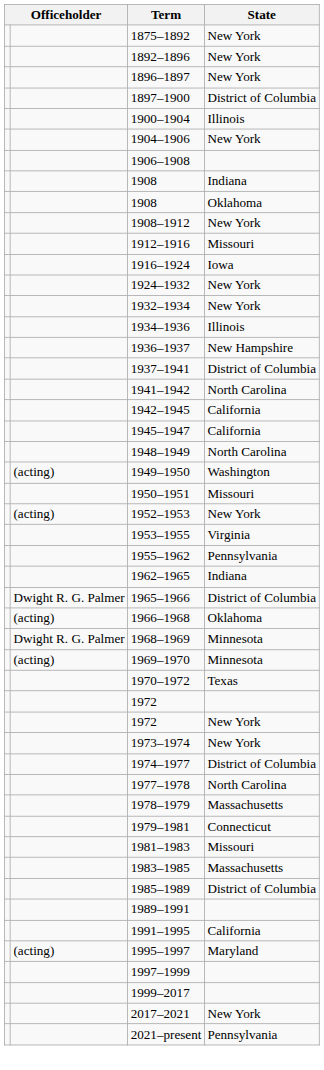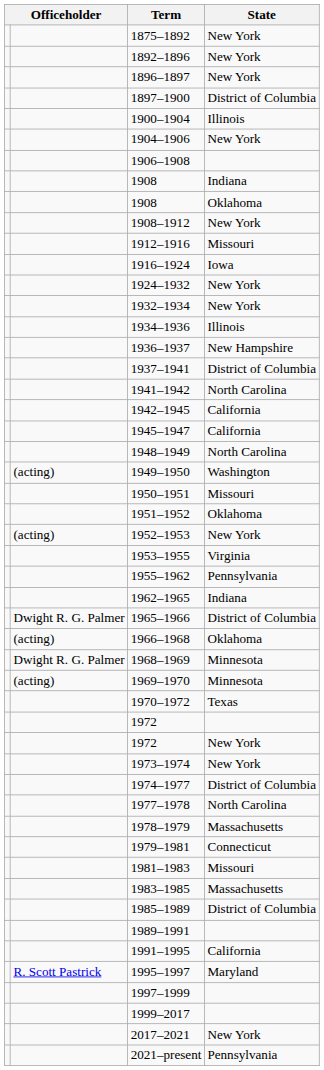+ row: (160, 514)
(34, 951) (acting) -> (57, 972) R. Scott Pastrick
